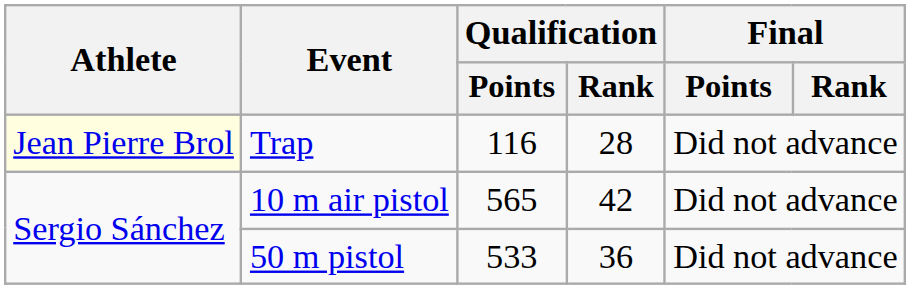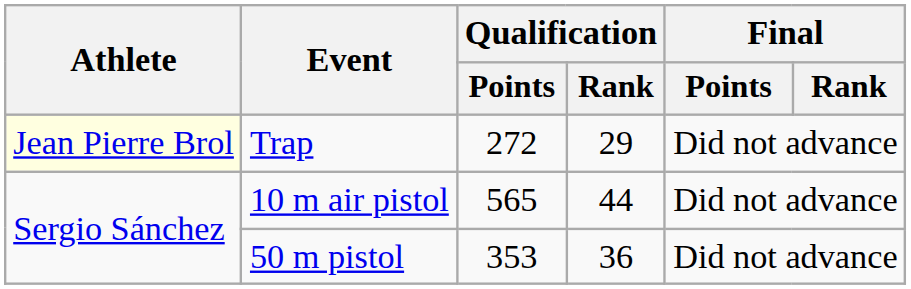(512, 143) 116 -> (512, 143) 272
(616, 143) 28 -> (616, 143) 29
(616, 199) 42 -> (616, 199) 44
(512, 256) 533 -> (512, 256) 353
